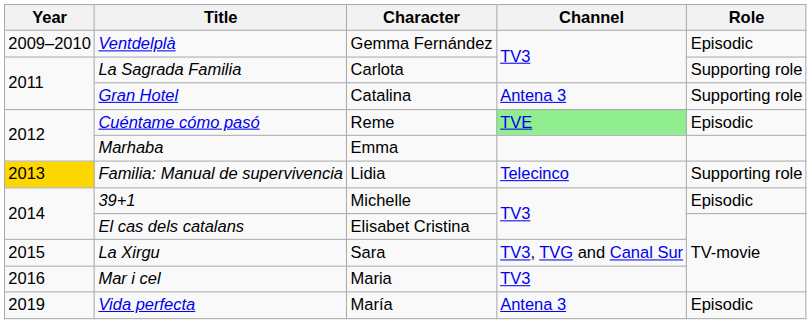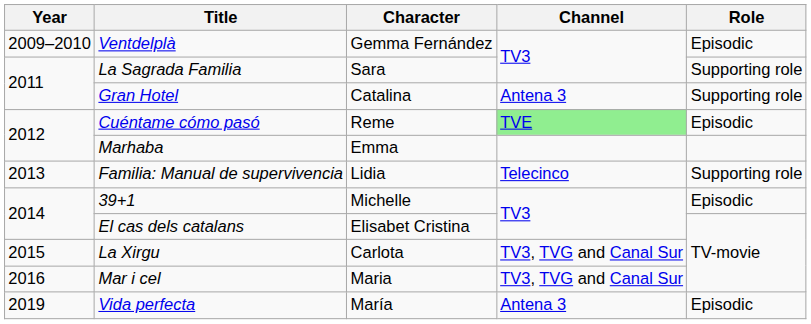(377, 69) Carlota -> (368, 69) Sara
(27, 174) gold background -> (27, 174) no background
(368, 252) Sara -> (377, 252) Carlota
(515, 278) TV3 -> (592, 278) TV3, TVG and Canal Sur
